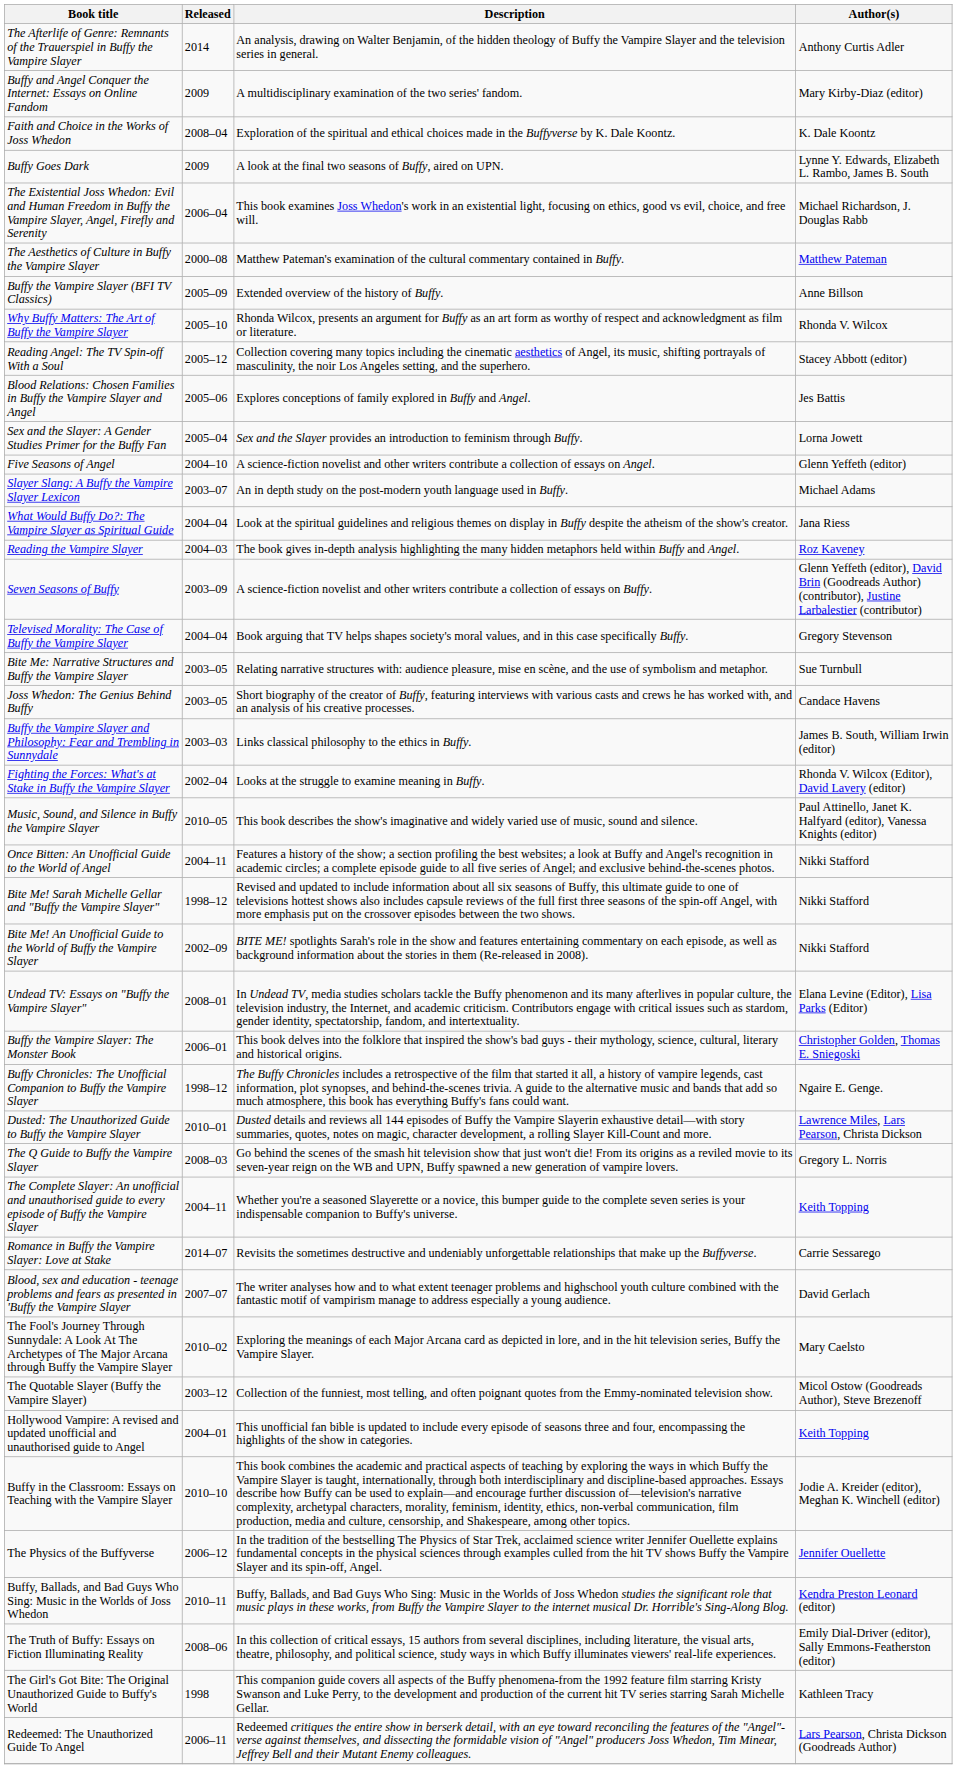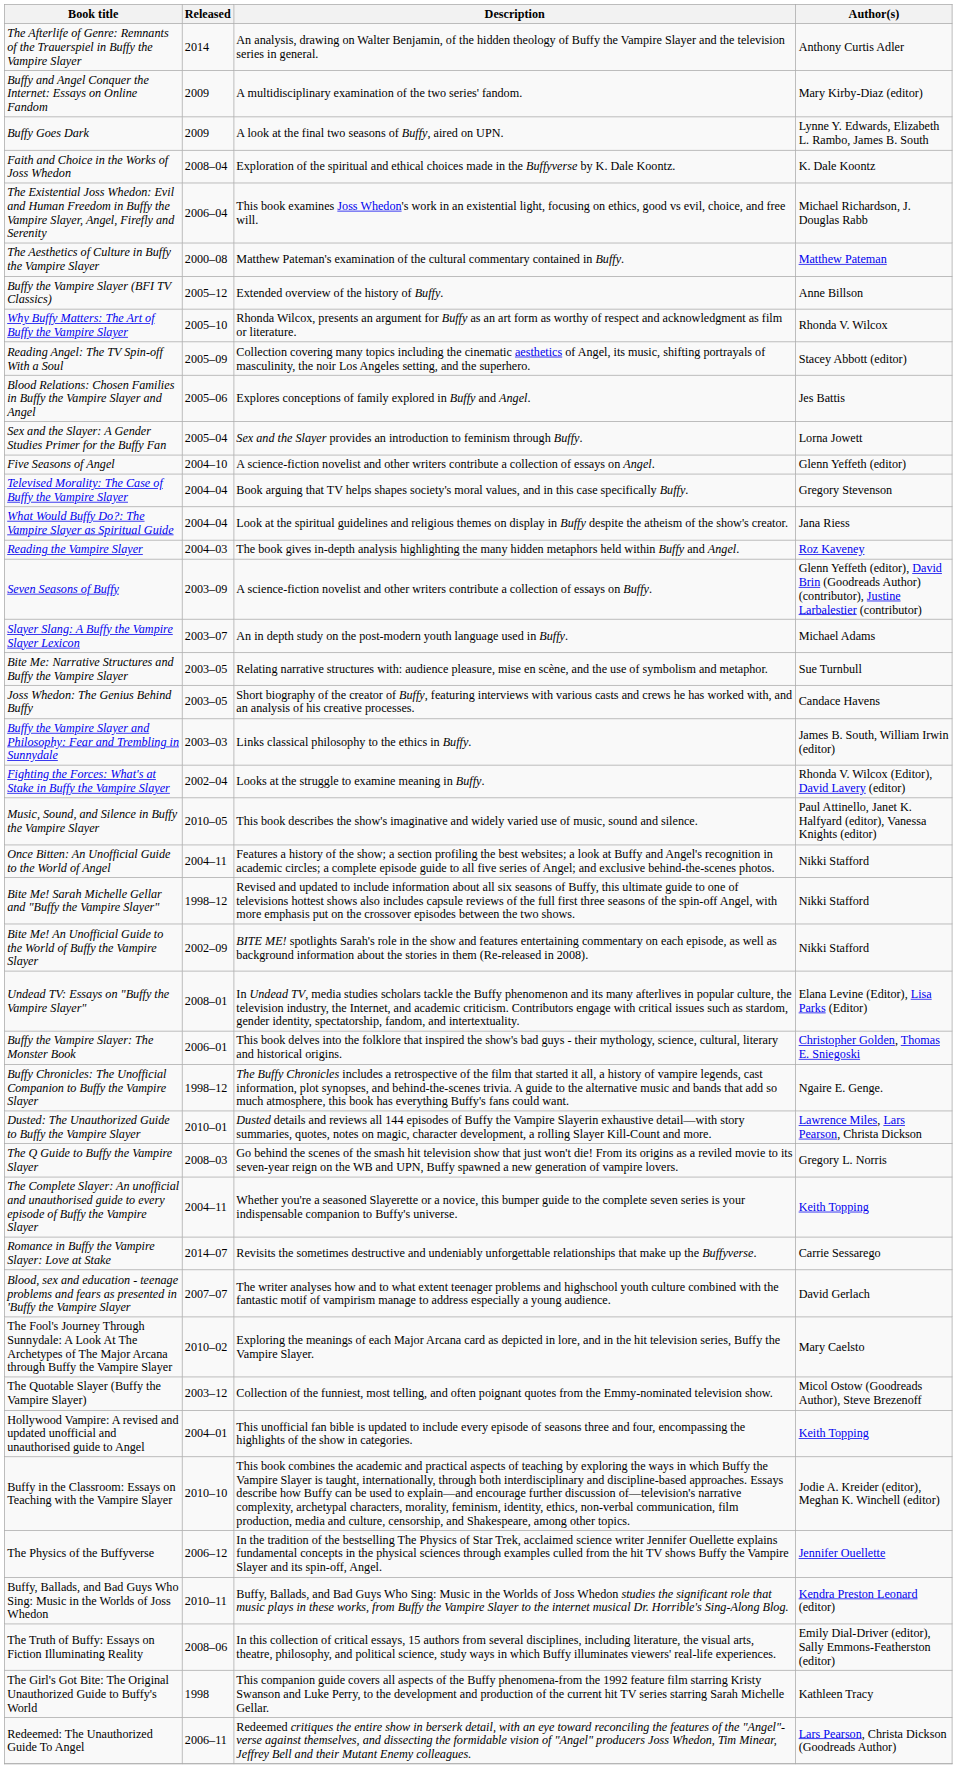rows swapped: (48, 166) <-> (88, 133)
(206, 292) 2005–09 -> (206, 292) 2005–12
(206, 358) 2005–12 -> (206, 358) 2005–09
rows swapped: (85, 636) <-> (90, 490)
